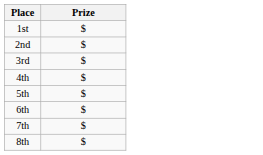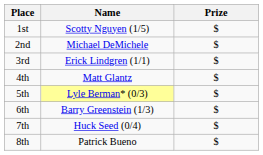+ column: (107, 12)
